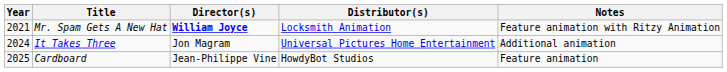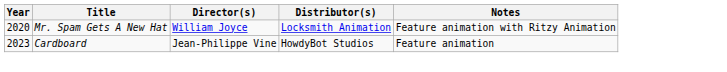(18, 28) 2021 -> (18, 28) 2020
(210, 28) bold -> (210, 28) normal
- row: (75, 44)
(18, 59) 2025 -> (18, 44) 2023
